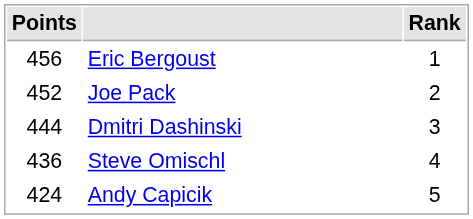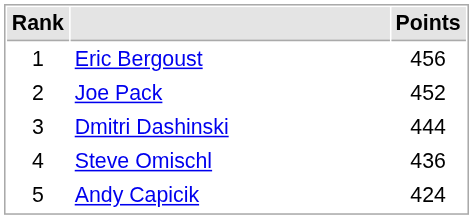columns swapped: (435, 23) <-> (44, 23)
